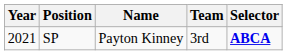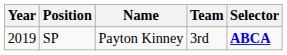(22, 38) 2021 -> (22, 38) 2019
